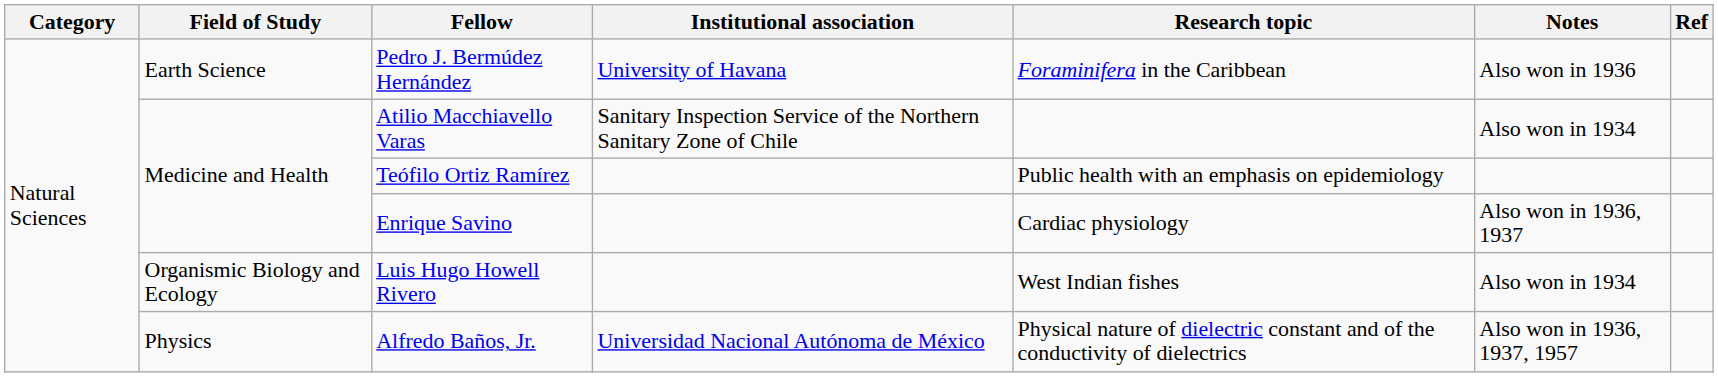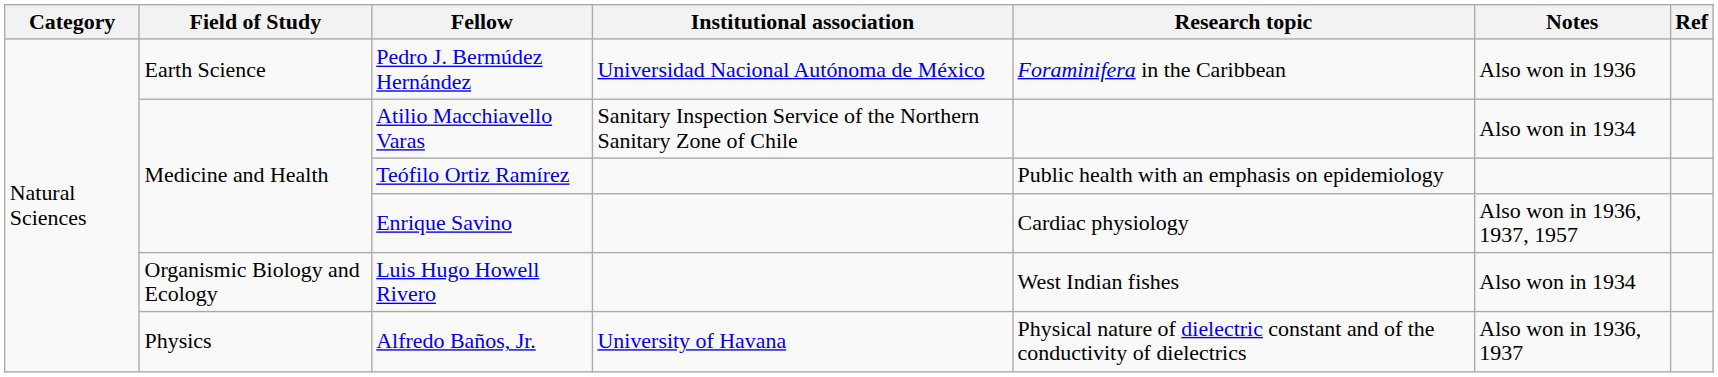(692, 68) University of Havana -> (791, 68) Universidad Nacional Autónoma de México
(1560, 222) Also won in 1936, 1937 -> (1560, 222) Also won in 1936, 1937, 1957
(791, 341) Universidad Nacional Autónoma de México -> (692, 341) University of Havana
(1560, 341) Also won in 1936, 1937, 1957 -> (1560, 341) Also won in 1936, 1937
